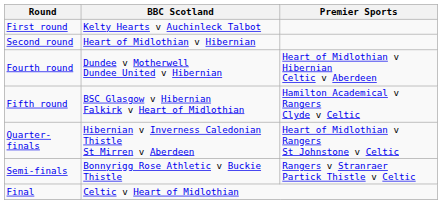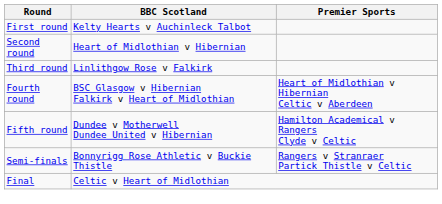+ row: (37, 68)
(153, 68) Dundee v Motherwell Dundee United v Hibernian -> (154, 93) BSC Glasgow v Hibernian Falkirk v Heart of Midlothian
(164, 104) BSC Glasgow v Hibernian Falkirk v Heart of Midlothian -> (143, 130) Dundee v Motherwell Dundee United v Hibernian
- row: (29, 140)
